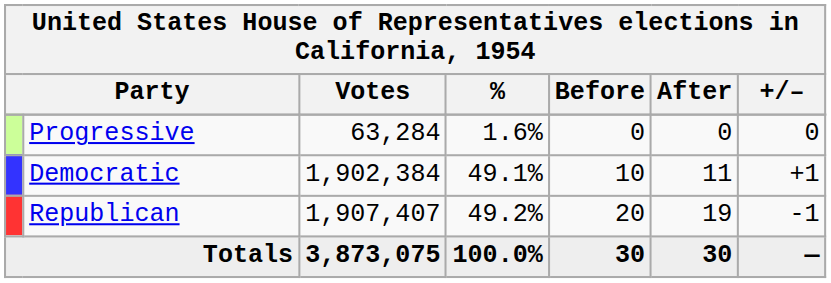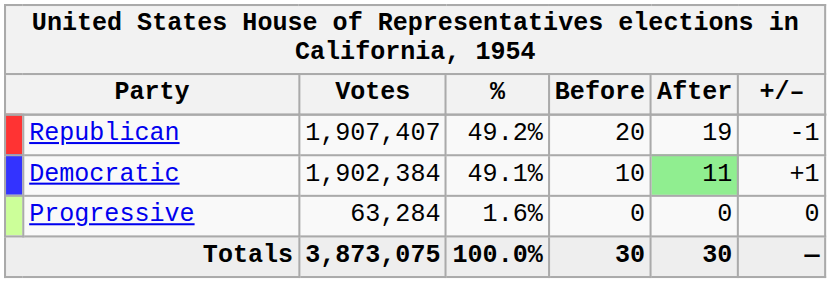rows swapped: (104, 216) <-> (112, 135)
(717, 175) no background -> (717, 175) lightgreen background
